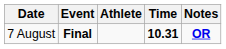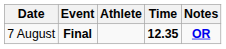(163, 33) 10.31 -> (163, 33) 12.35
